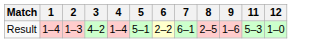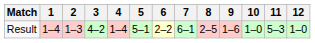+ column: (253, 12)
